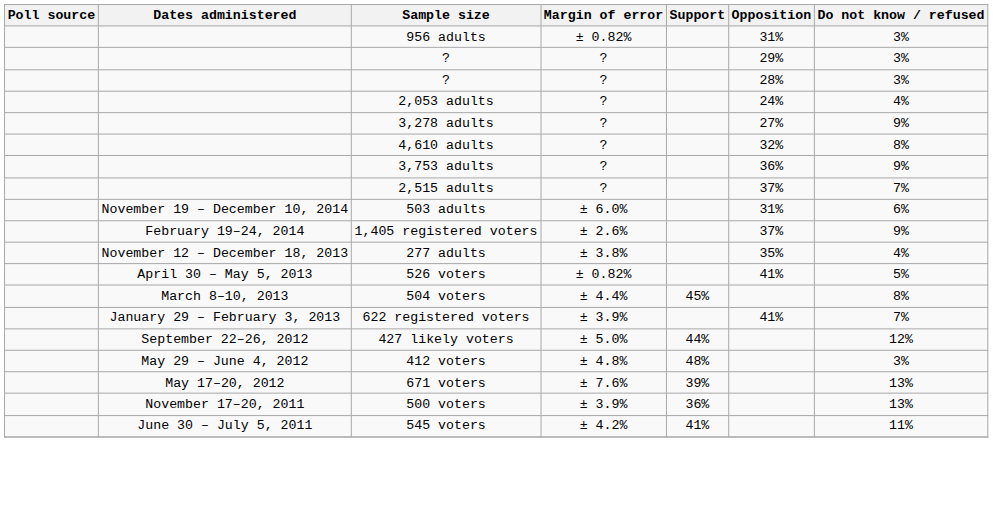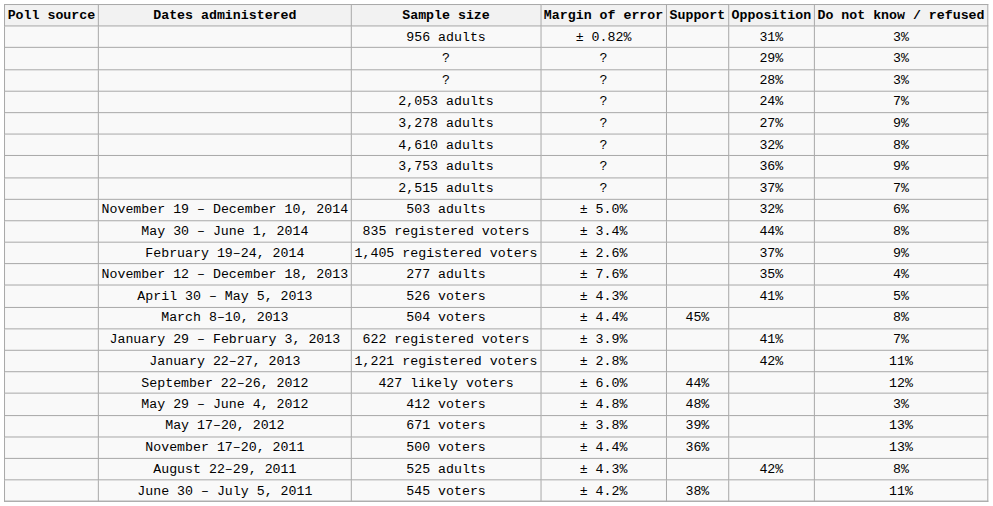(901, 102) 4% -> (901, 102) 7%
(604, 210) ± 6.0% -> (604, 210) ± 5.0%
(771, 210) 31% -> (771, 210) 32%
+ row: (225, 231)
(604, 253) ± 3.8% -> (604, 275) ± 7.6%
(604, 275) ± 0.82% -> (604, 296) ± 4.3%
+ row: (225, 361)
(604, 339) ± 5.0% -> (604, 383) ± 6.0%
(604, 383) ± 7.6% -> (604, 426) ± 3.8%
(604, 404) ± 3.9% -> (604, 448) ± 4.4%
+ row: (225, 469)
(697, 426) 41% -> (697, 491) 38%
